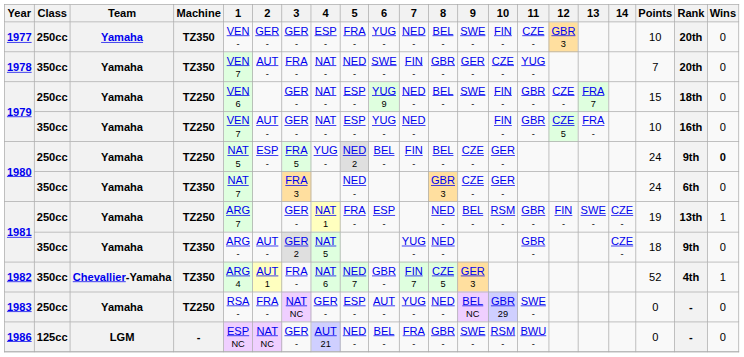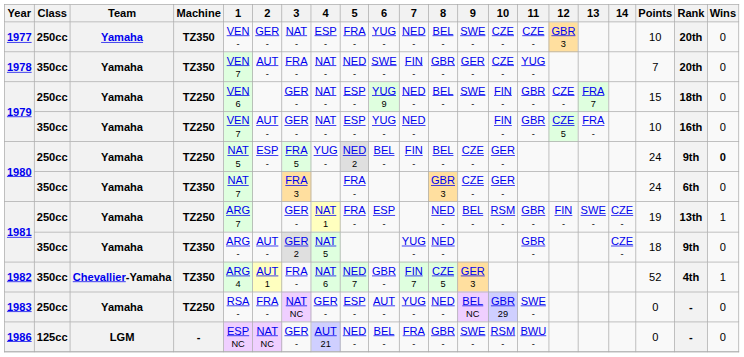(296, 37) GER - -> (296, 37) NAT -
(503, 37) FIN - -> (503, 37) CZE -
(355, 187) NED - -> (355, 187) FRA -
